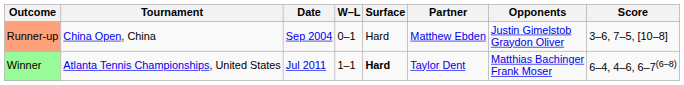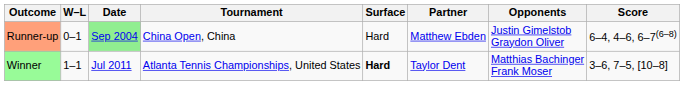columns swapped: (349, 13) <-> (172, 13)
(309, 36) no background -> (115, 36) lightgreen background
(628, 36) 3–6, 7–5, [10–8] -> (633, 36) 6–4, 4–6, 6–7(6–8)
(633, 65) 6–4, 4–6, 6–7(6–8) -> (628, 65) 3–6, 7–5, [10–8]
